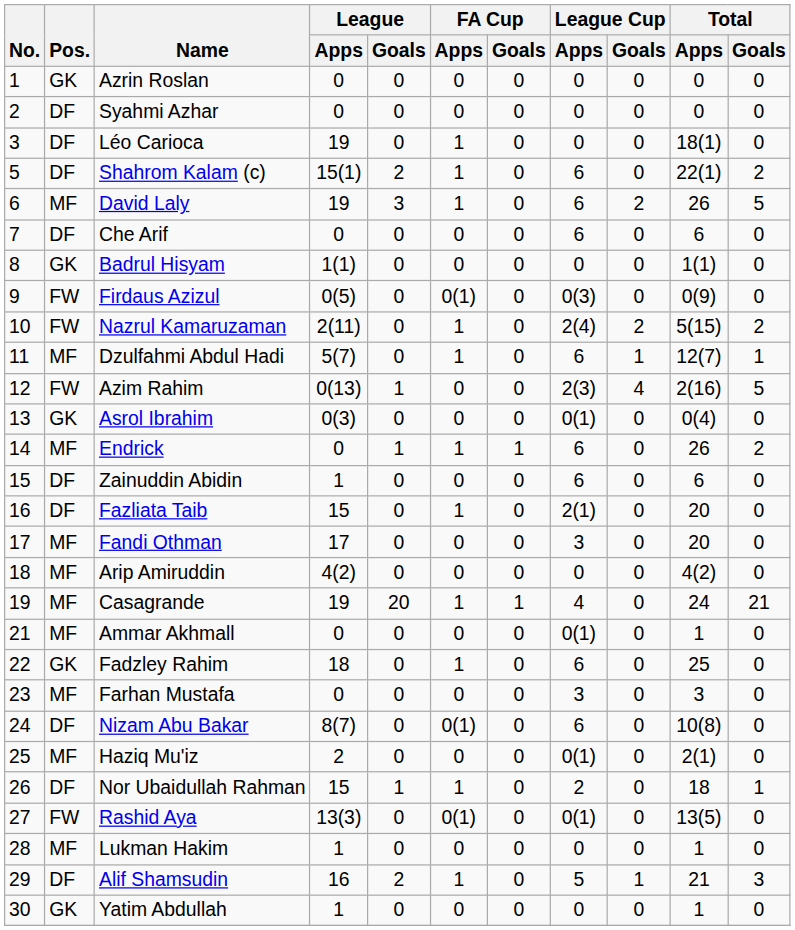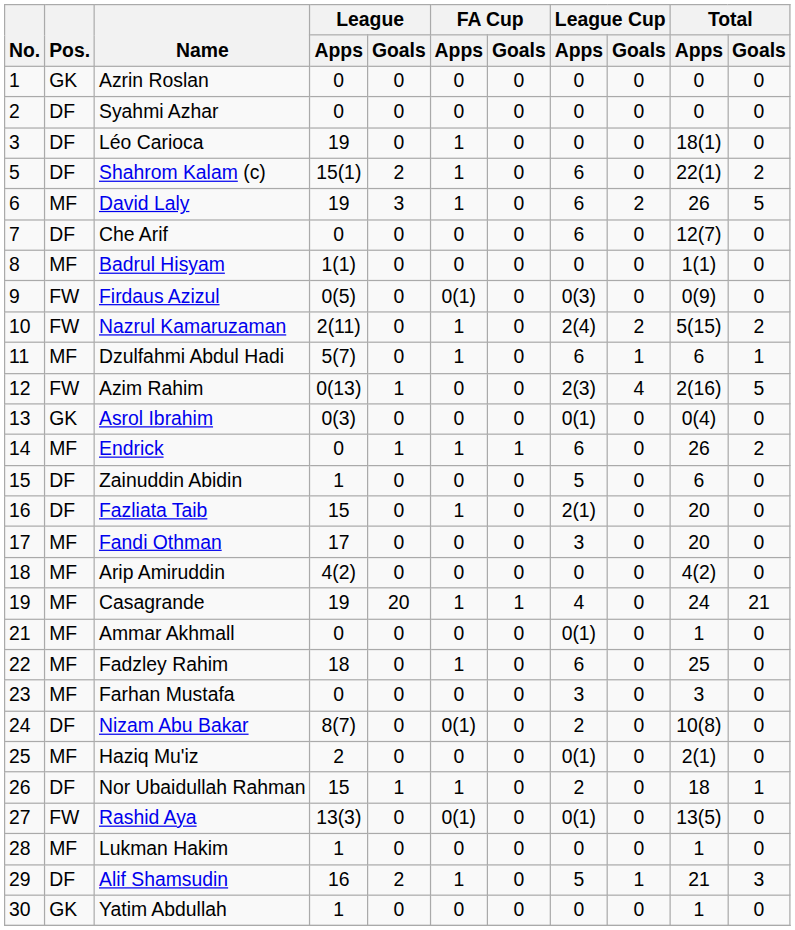(699, 234) 6 -> (699, 234) 12(7)
(63, 265) GK -> (63, 265) MF
(699, 357) 12(7) -> (699, 357) 6
(579, 480) 6 -> (579, 480) 5
(63, 664) GK -> (63, 664) MF
(579, 726) 6 -> (579, 726) 2
